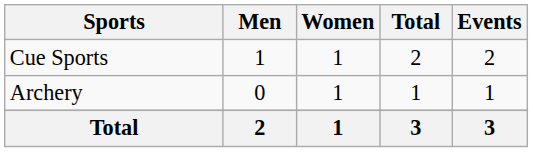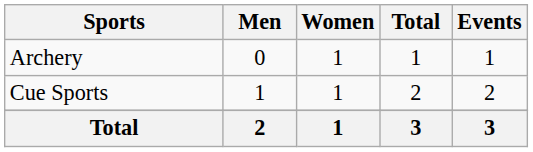rows swapped: (46, 92) <-> (59, 57)
